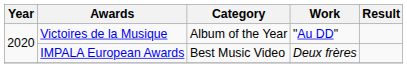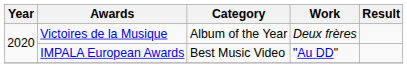(316, 33) "Au DD" -> (325, 33) Deux frères
(325, 53) Deux frères -> (316, 53) "Au DD"
